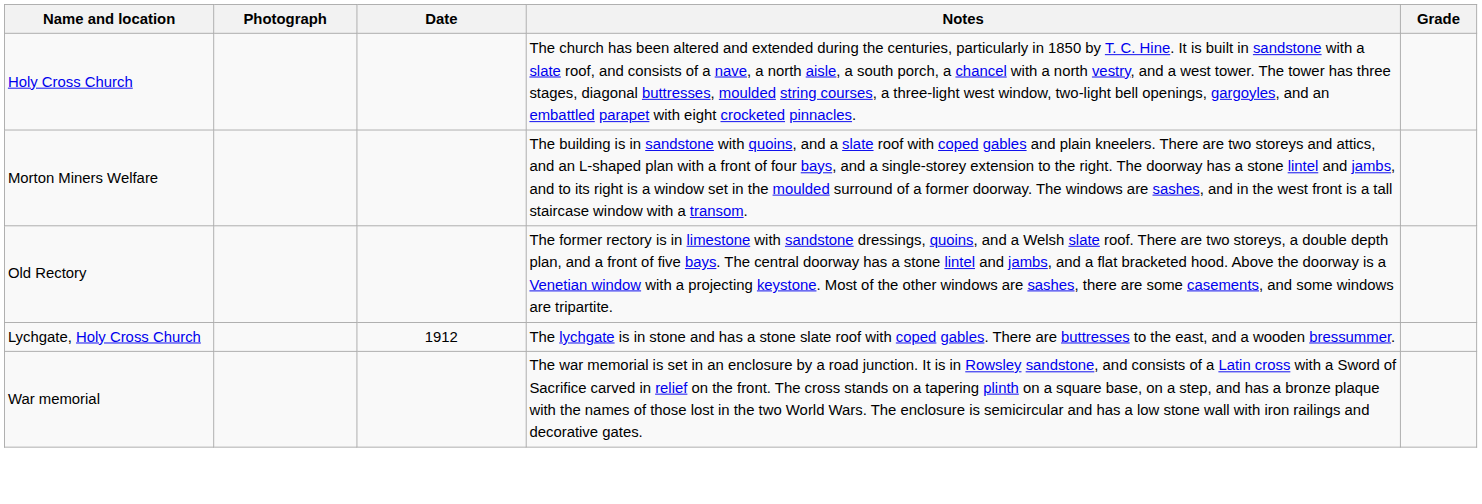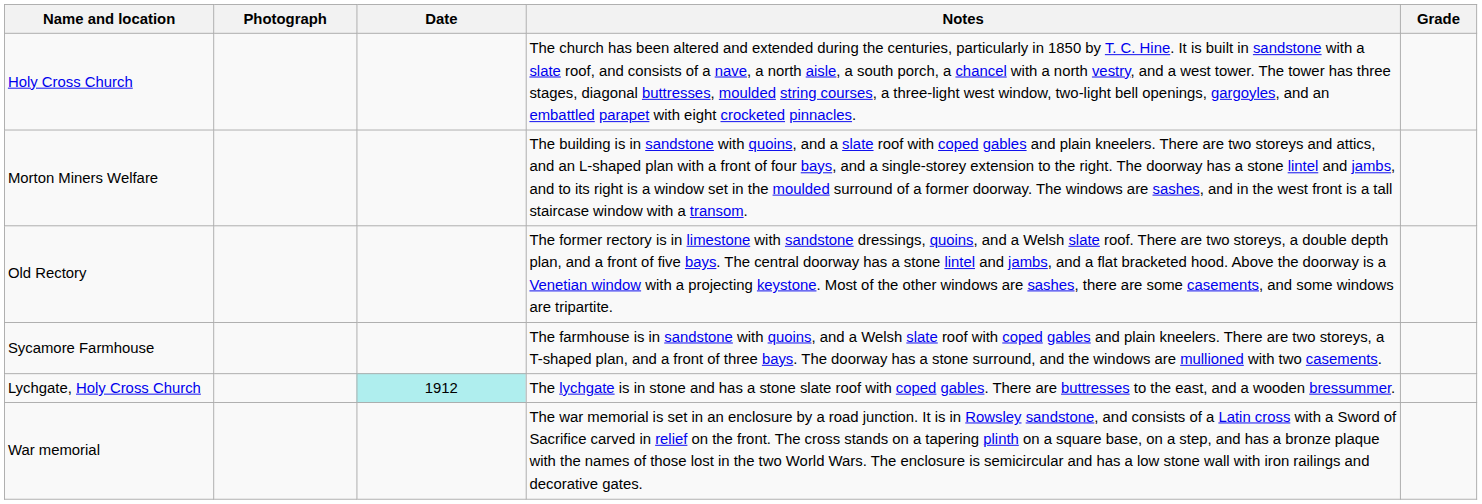+ row: (81, 347)
(441, 336) no background -> (441, 388) paleturquoise background
